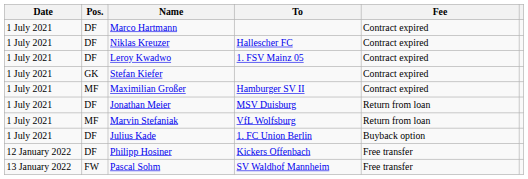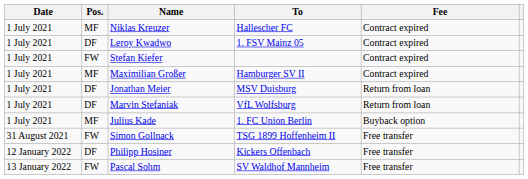- row: (144, 27)
(90, 43) DF -> (91, 27) MF
(91, 74) GK -> (92, 58) FW
(91, 120) MF -> (90, 105) DF
(90, 136) DF -> (91, 120) MF
+ row: (142, 136)
